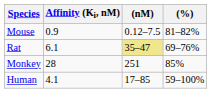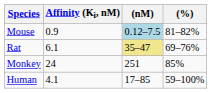(142, 31) no background -> (142, 31) lightblue background
(51, 64) 28 -> (51, 64) 24
